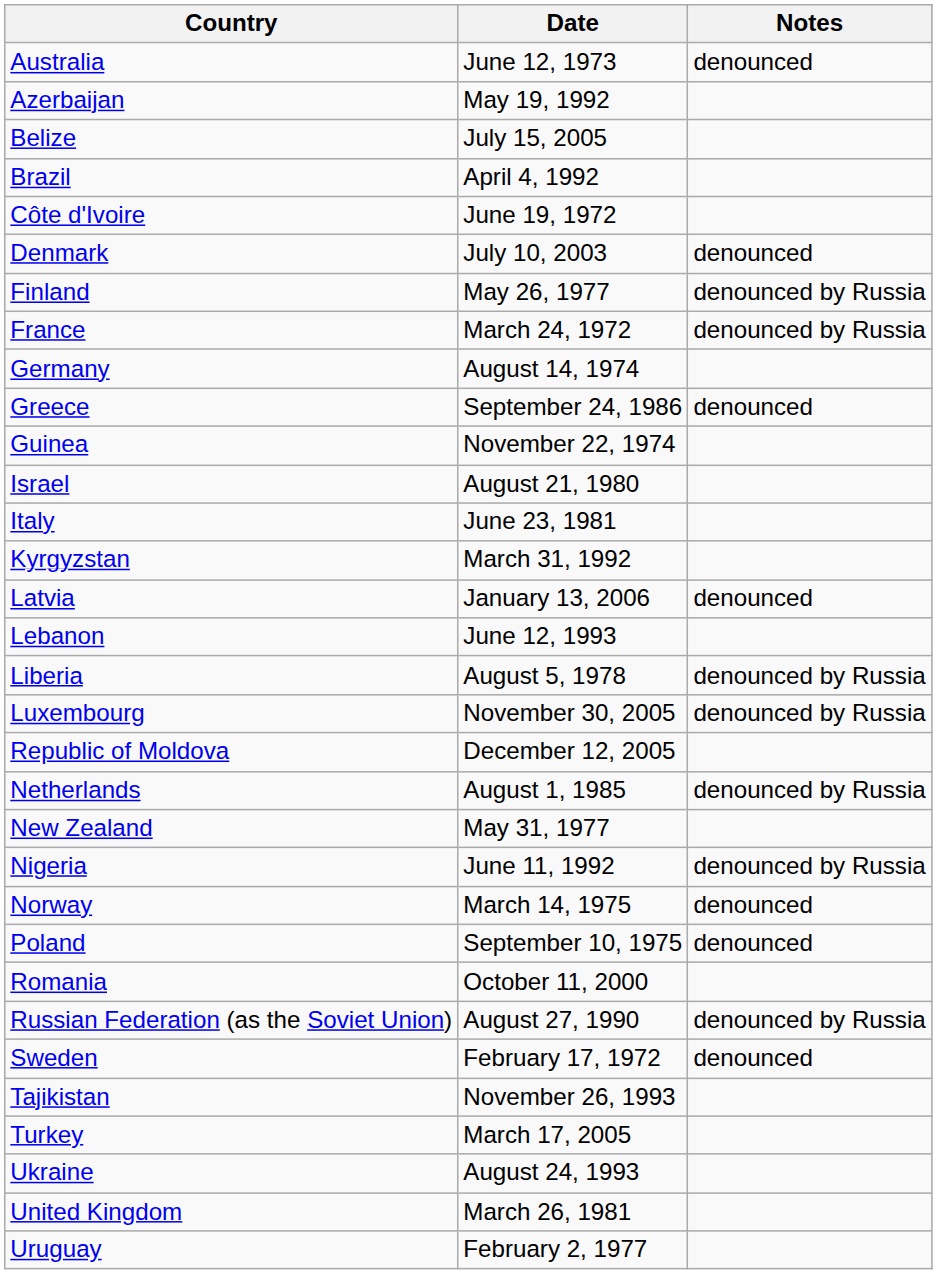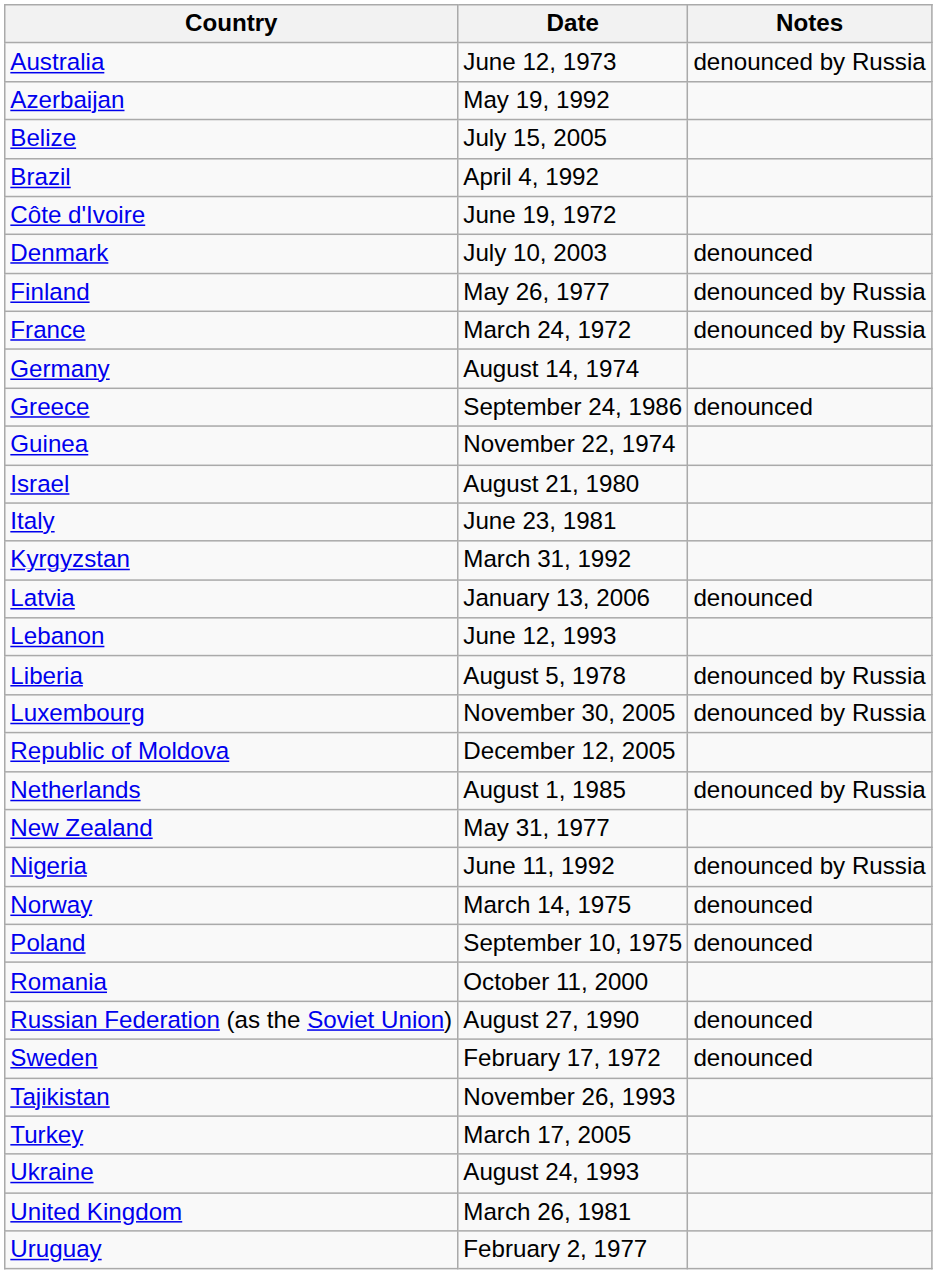(753, 61) denounced -> (810, 61) denounced by Russia
(810, 1019) denounced by Russia -> (753, 1019) denounced
